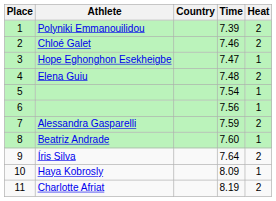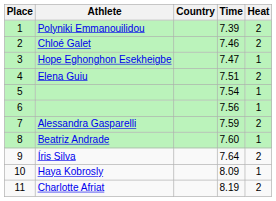(229, 76) 7.48 -> (229, 76) 7.51
